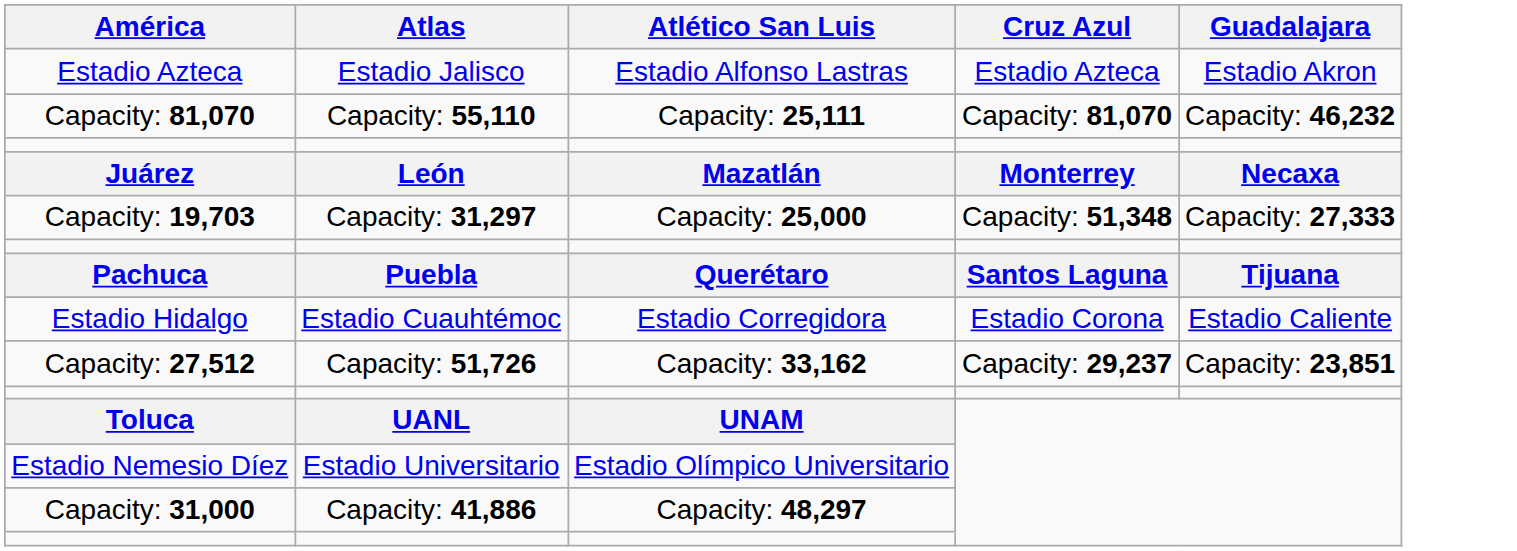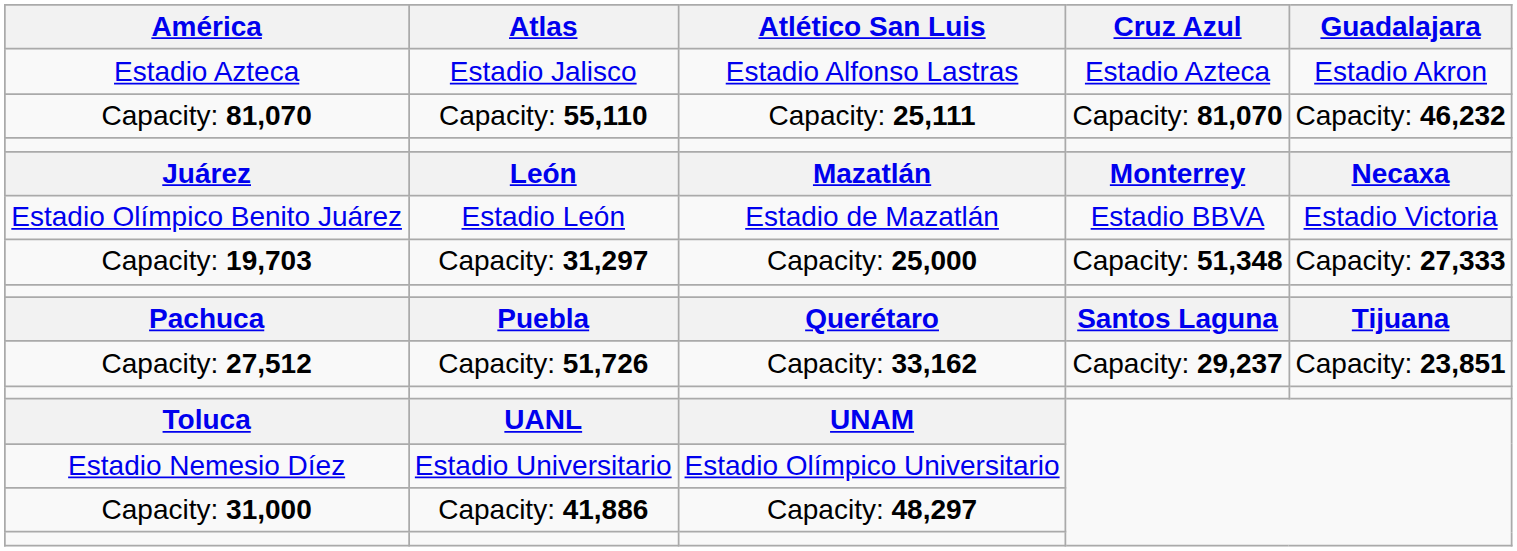+ row: (207, 217)
- row: (150, 318)
